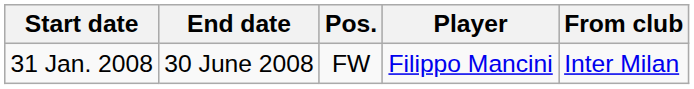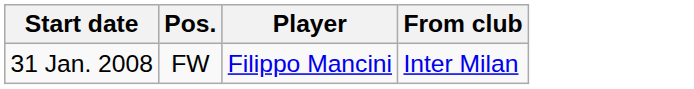- column: (239, 24)
